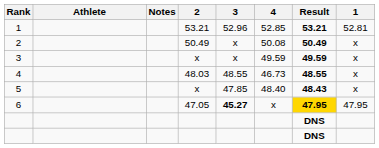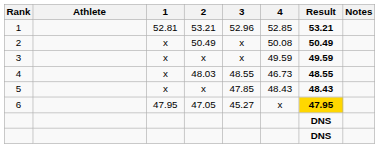columns swapped: (355, 12) <-> (162, 12)
(273, 89) 48.40 -> (280, 89) 48.43
(235, 105) bold -> (242, 105) normal
